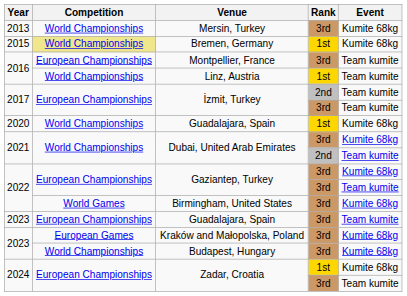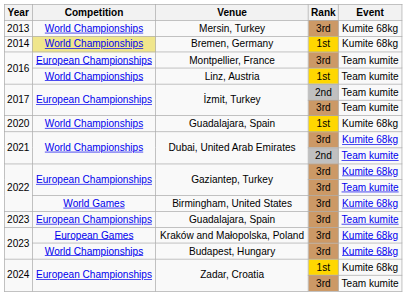(18, 45) 2015 -> (18, 45) 2014
